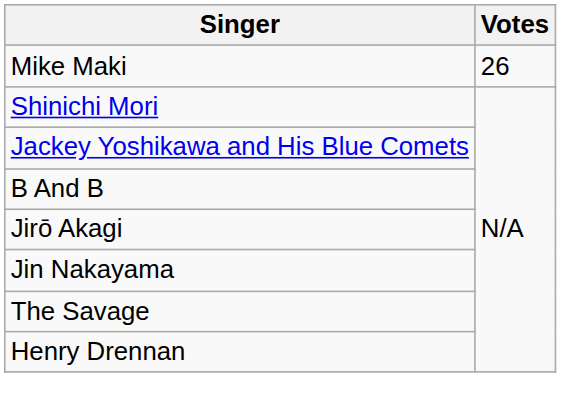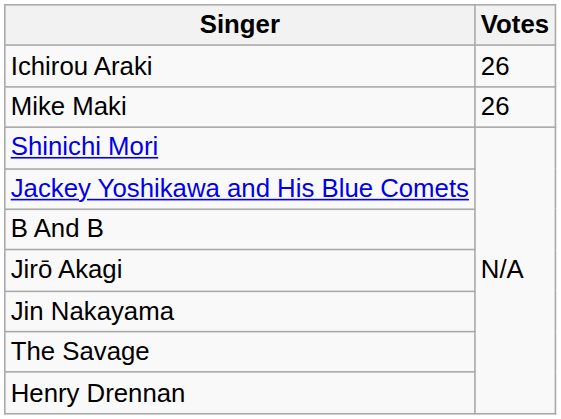+ row: (82, 65)
